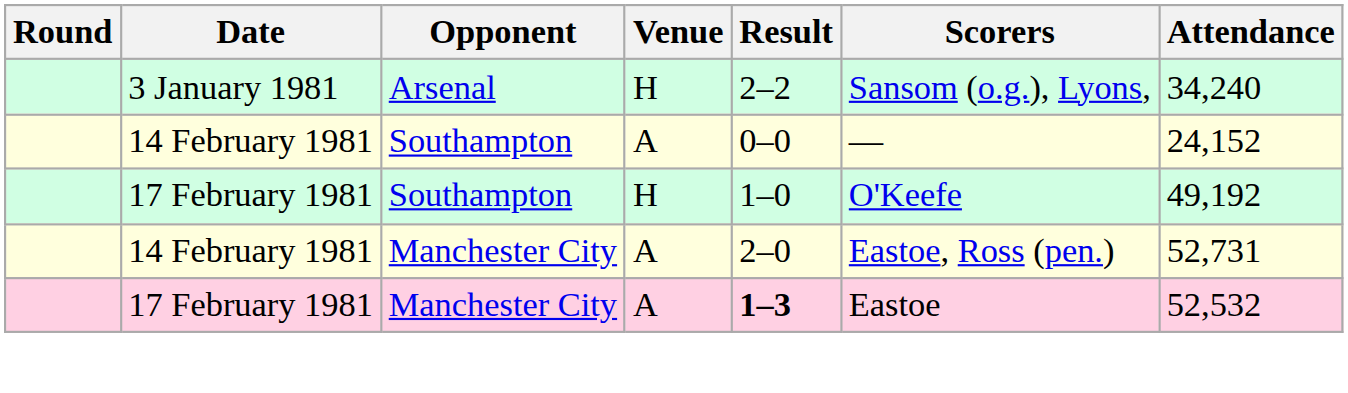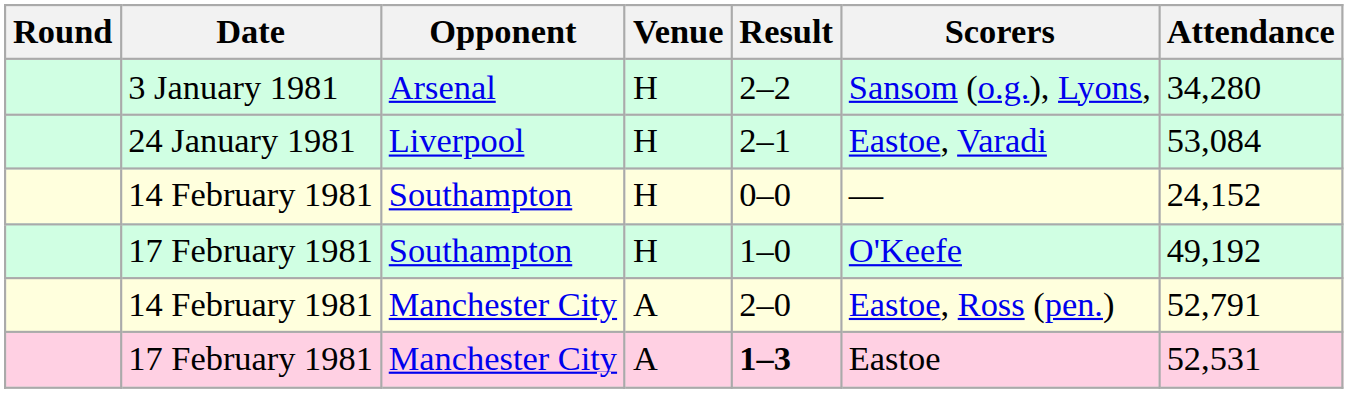(1214, 86) 34,240 -> (1214, 86) 34,280
+ row: (242, 140)
(645, 140) A -> (645, 195) H
(1214, 250) 52,731 -> (1214, 304) 52,791
(1214, 304) 52,532 -> (1214, 359) 52,531
